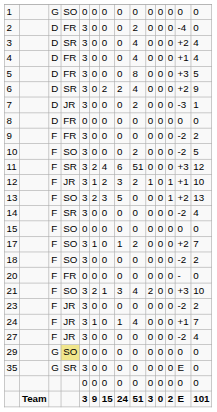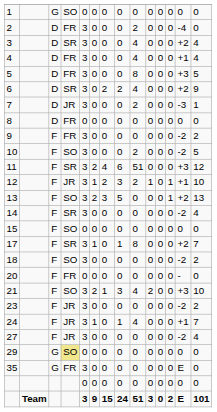(70, 244) SO -> (70, 244) SR
(135, 244) 2 -> (135, 244) 8
(70, 368) SR -> (70, 368) FR
